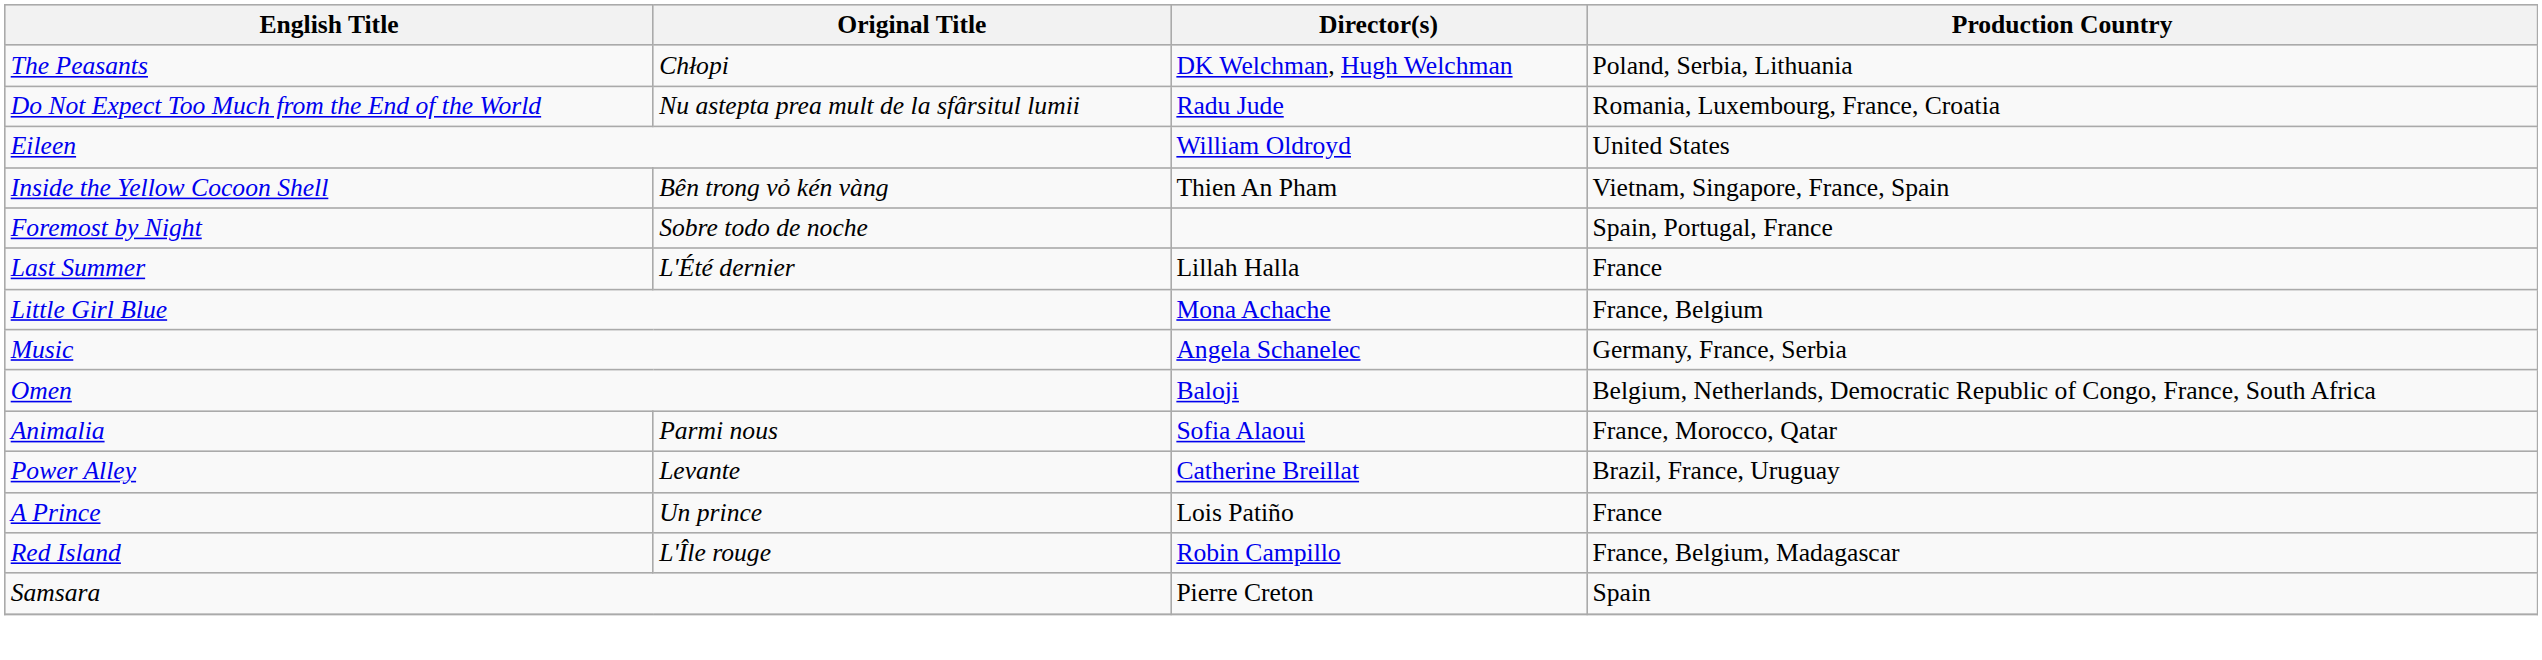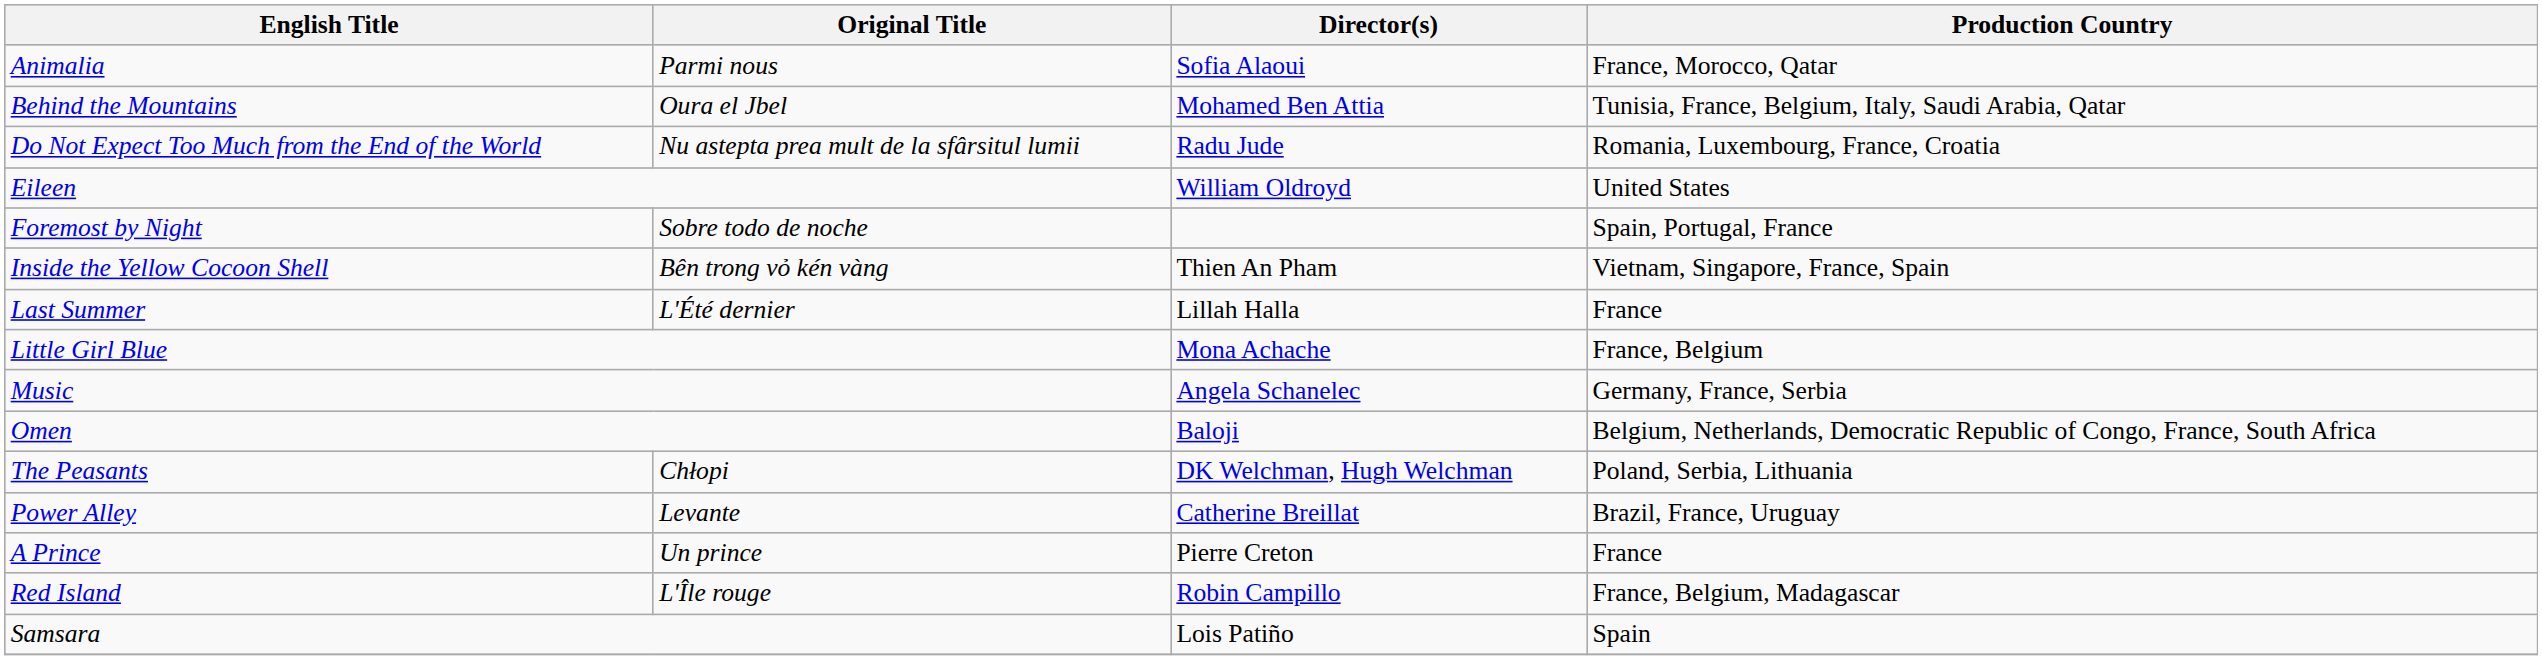rows swapped: (58, 430) <-> (79, 65)
+ row: (124, 106)
rows swapped: (106, 227) <-> (170, 187)
(1235, 512) Lois Patiño -> (1245, 552) Pierre Creton
(1245, 593) Pierre Creton -> (1235, 633) Lois Patiño
